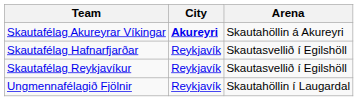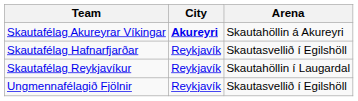(287, 68) Skautasvellið í Egilshöll -> (288, 68) Skautahöllin í Laugardal
(288, 86) Skautahöllin í Laugardal -> (287, 86) Skautasvellið í Egilshöll
